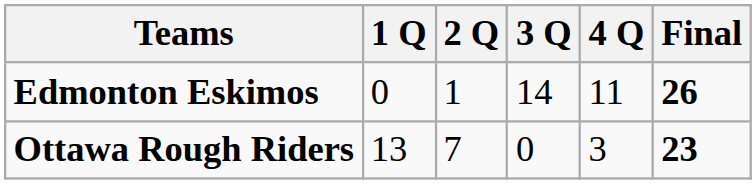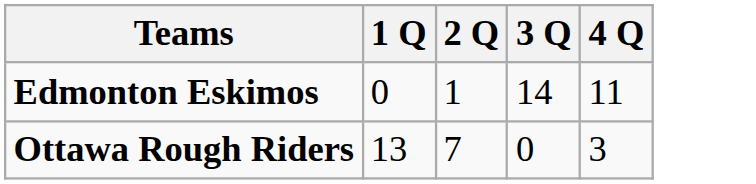- column: (702, 33)
